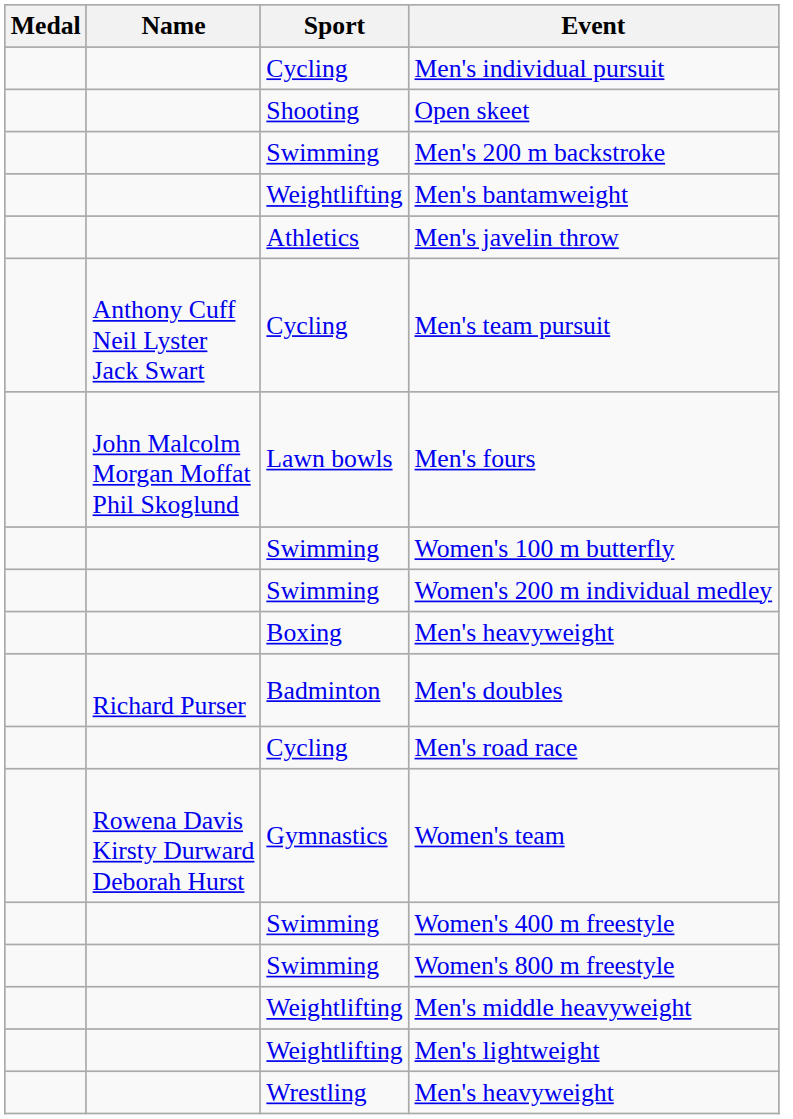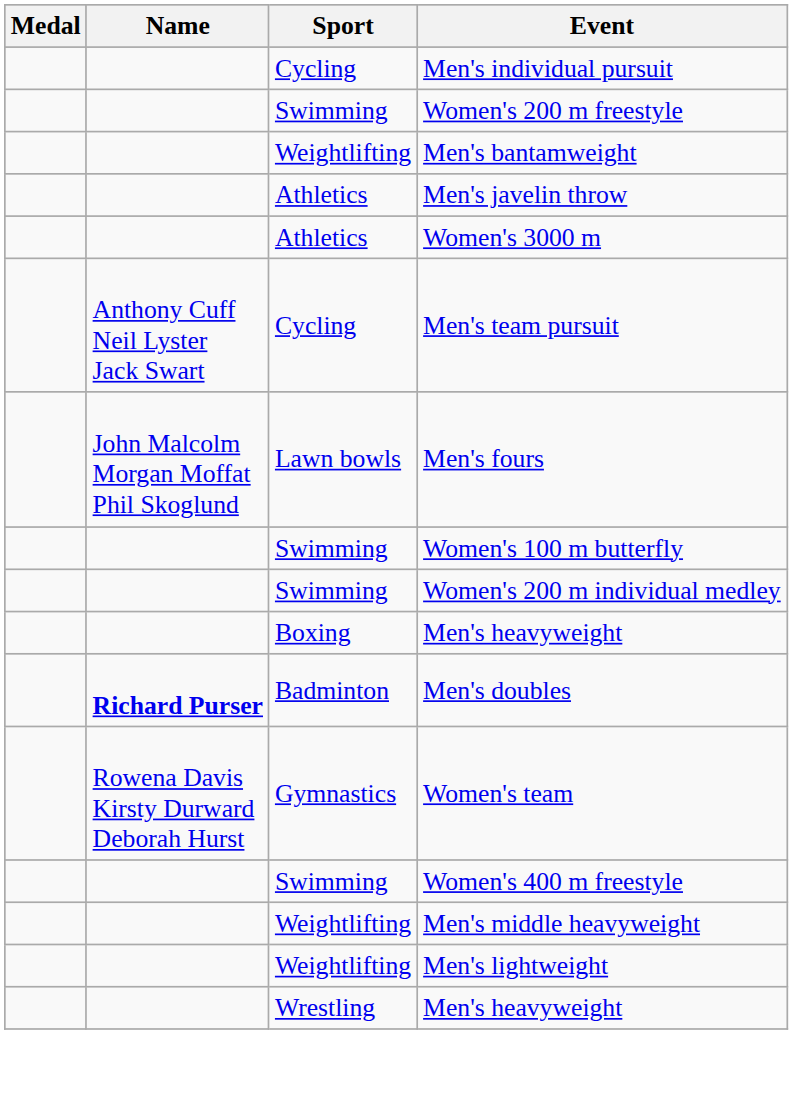- row: (313, 110)
- row: (323, 152)
+ row: (331, 110)
+ row: (321, 237)
(169, 704) normal -> (178, 704) bold
- row: (307, 747)
- row: (323, 965)
